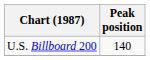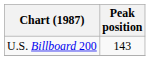(122, 45) 140 -> (122, 45) 143
